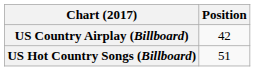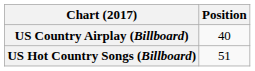(224, 35) 42 -> (224, 35) 40
